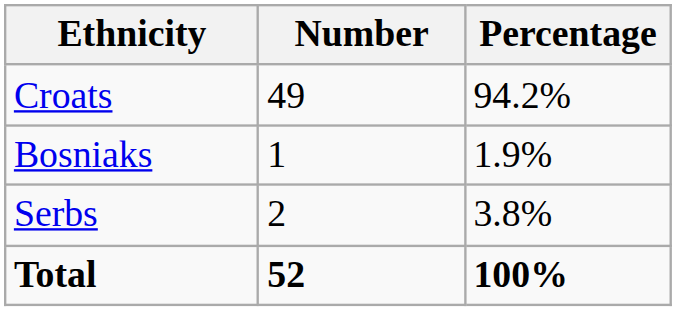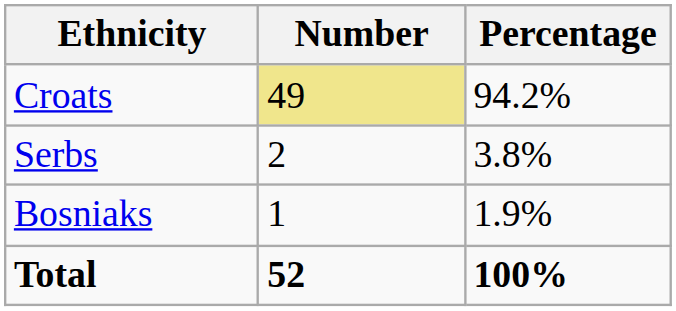(286, 94) no background -> (286, 94) khaki background
rows swapped: (56, 214) <-> (83, 154)
